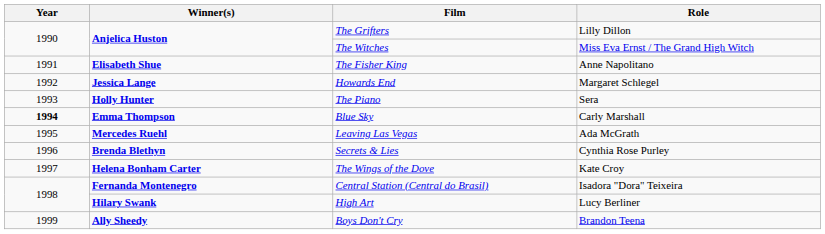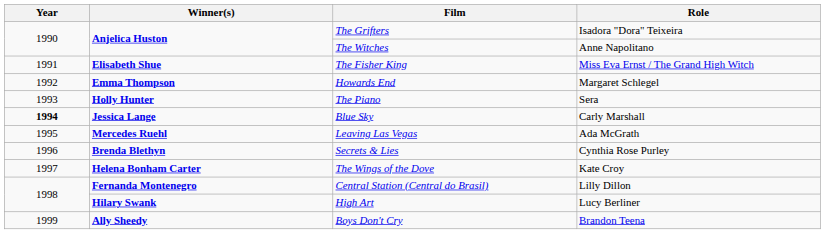(605, 30) Lilly Dillon -> (631, 30) Isadora "Dora" Teixeira
(666, 47) Miss Eva Ernst / The Grand High Witch -> (616, 47) Anne Napolitano
(616, 64) Anne Napolitano -> (666, 64) Miss Eva Ernst / The Grand High Witch
(124, 82) Jessica Lange -> (133, 82) Emma Thompson
(133, 116) Emma Thompson -> (124, 116) Jessica Lange
(631, 185) Isadora "Dora" Teixeira -> (605, 185) Lilly Dillon
